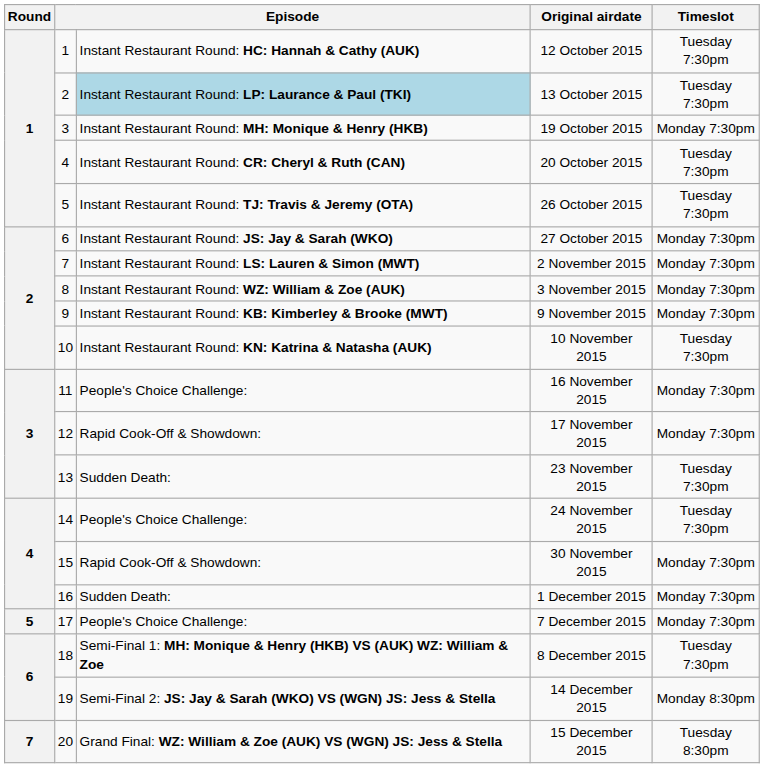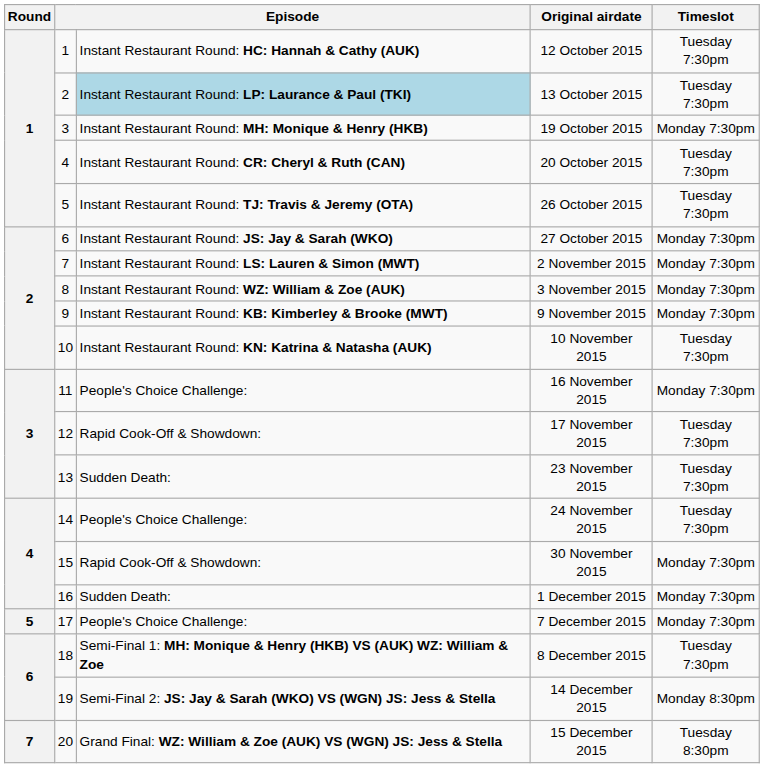(706, 434) Monday 7:30pm -> (706, 434) Tuesday 7:30pm
